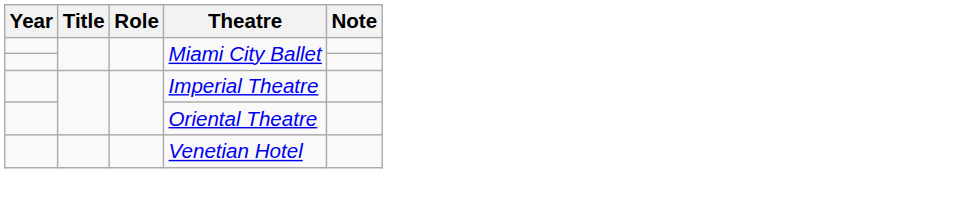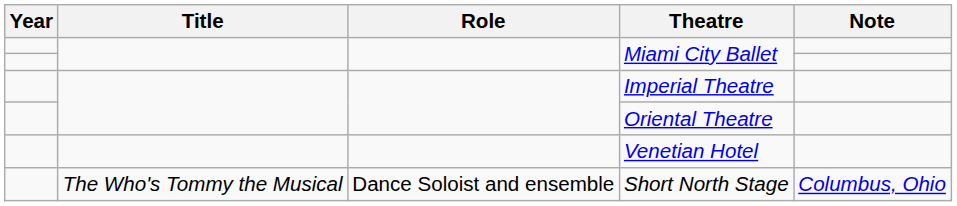+ row: (203, 184)
